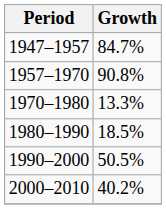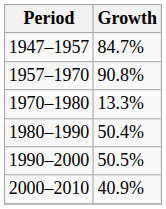(121, 132) 18.5% -> (121, 132) 50.4%
(121, 189) 40.2% -> (121, 189) 40.9%
